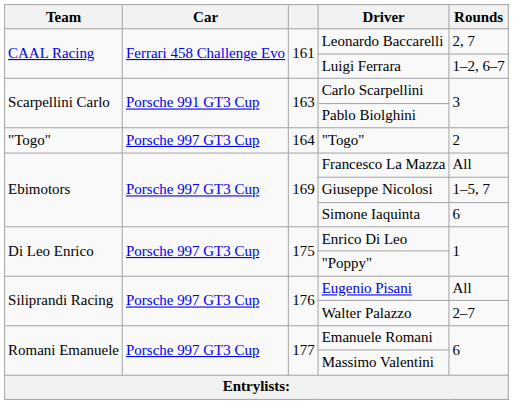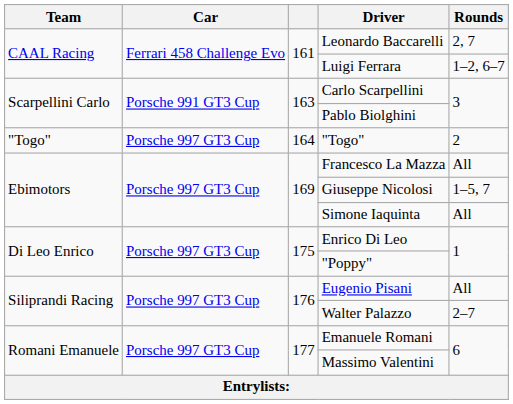(456, 213) 6 -> (462, 213) All
